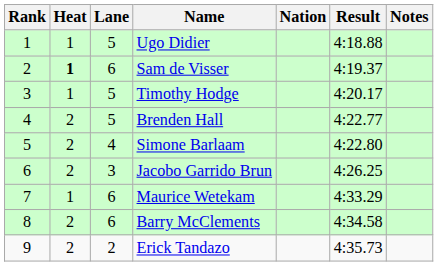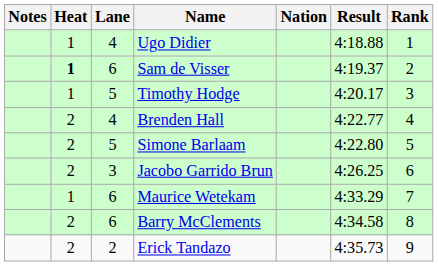columns swapped: (27, 17) <-> (409, 17)
(112, 42) 5 -> (112, 42) 4
(112, 119) 5 -> (112, 119) 4
(112, 145) 4 -> (112, 145) 5
